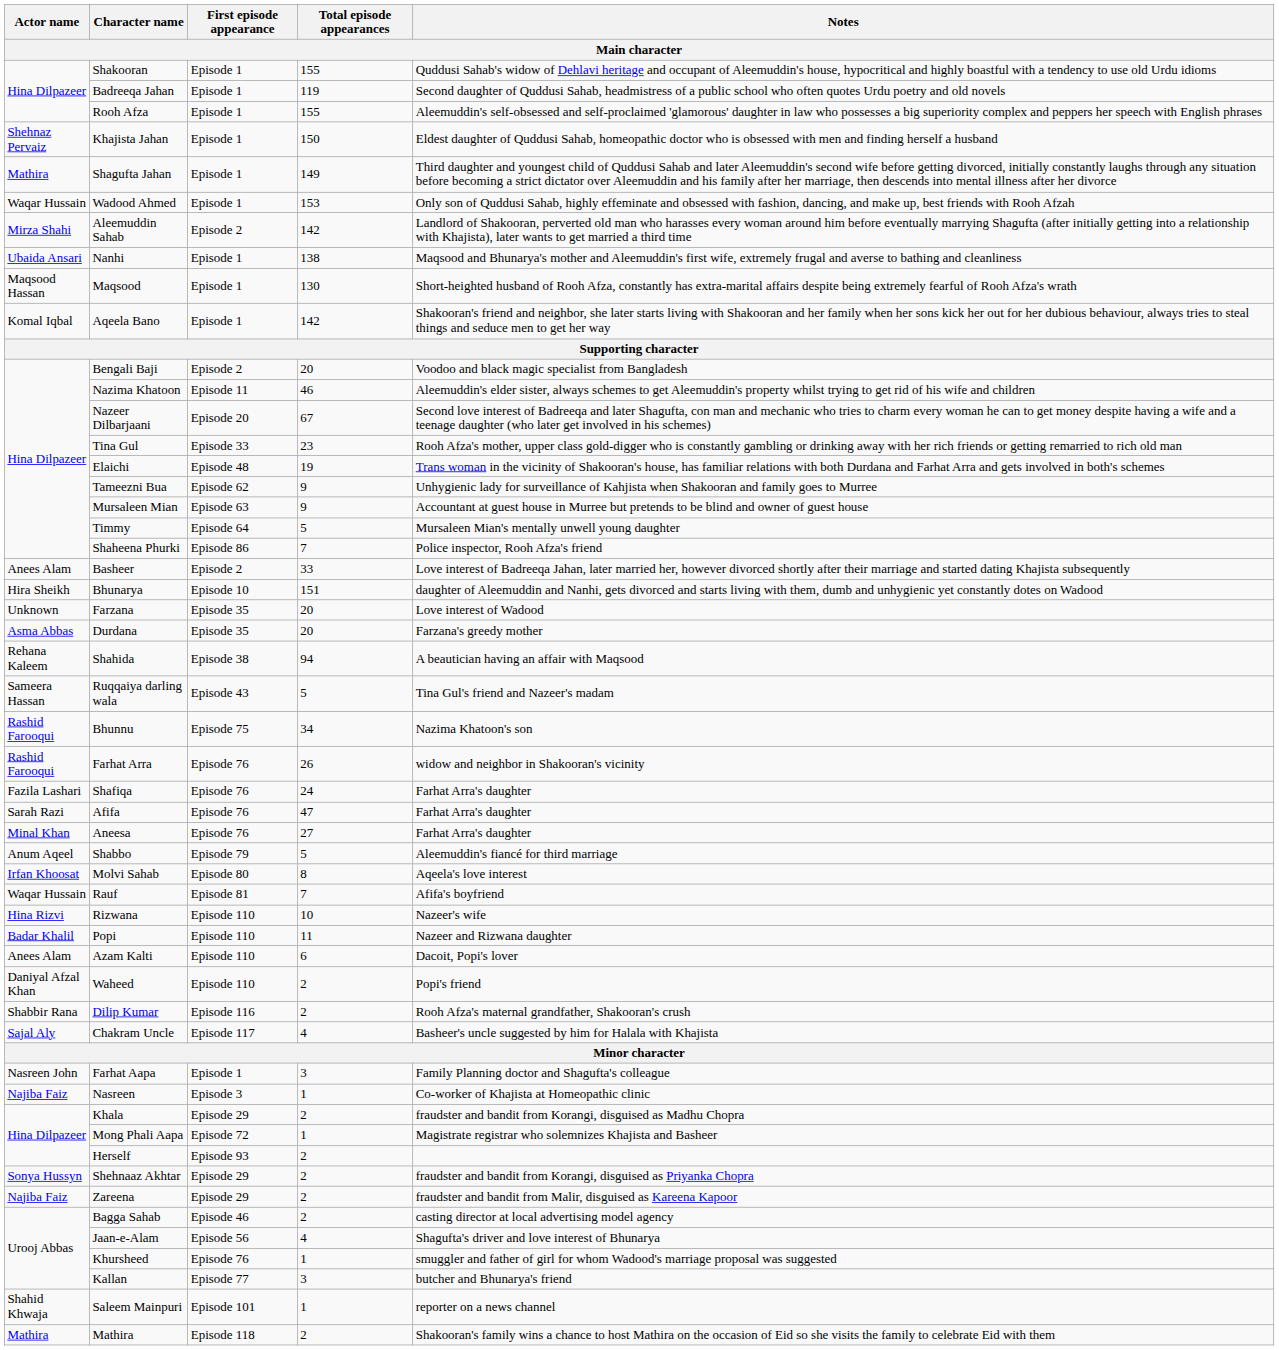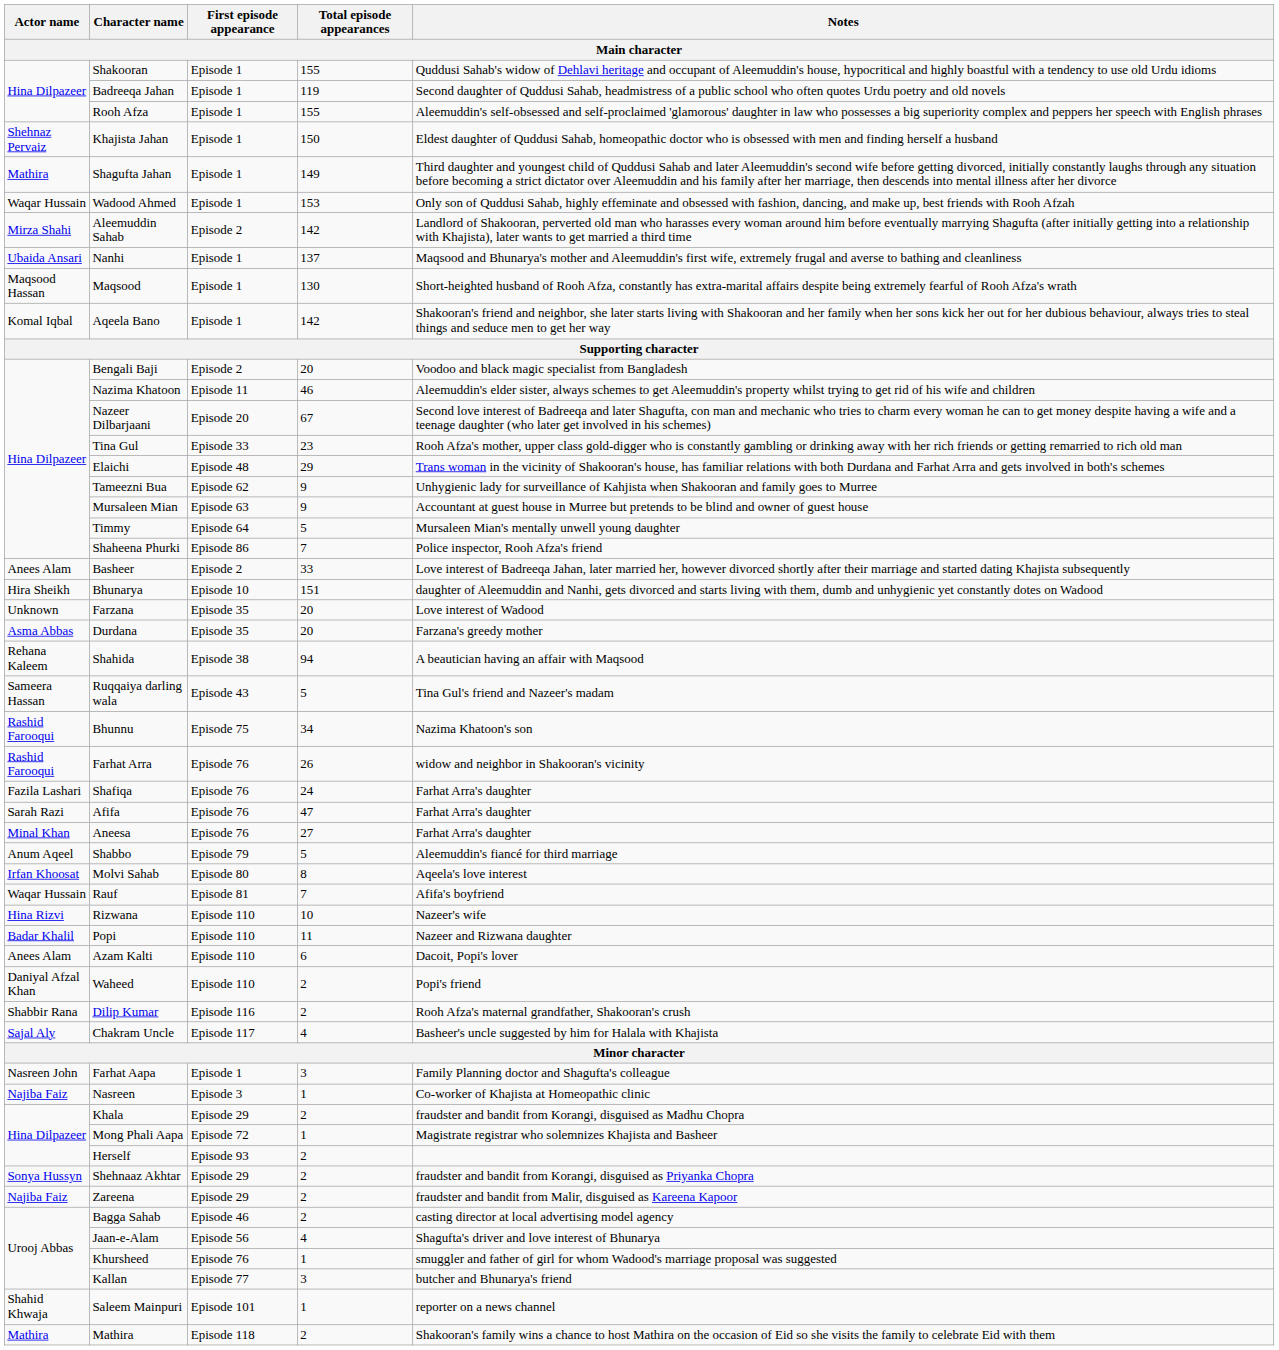(310, 258) 138 -> (310, 258) 137
(307, 466) 19 -> (307, 466) 29
